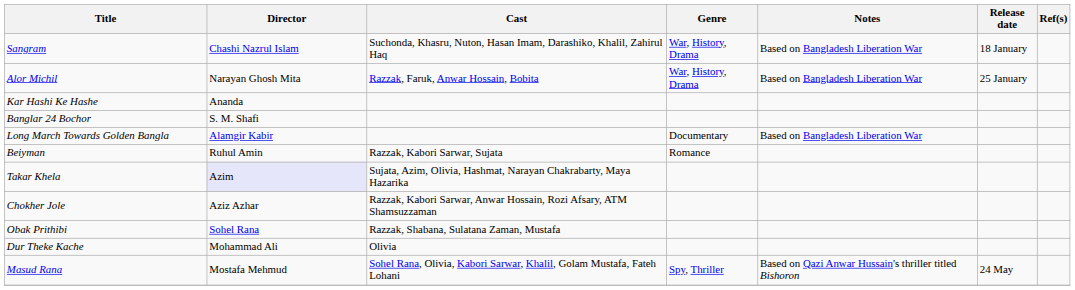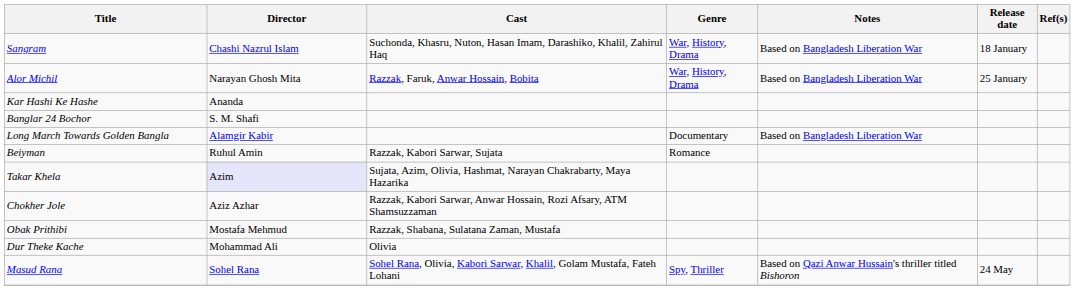(234, 229) Sohel Rana -> (248, 229) Mostafa Mehmud
(248, 270) Mostafa Mehmud -> (234, 270) Sohel Rana
